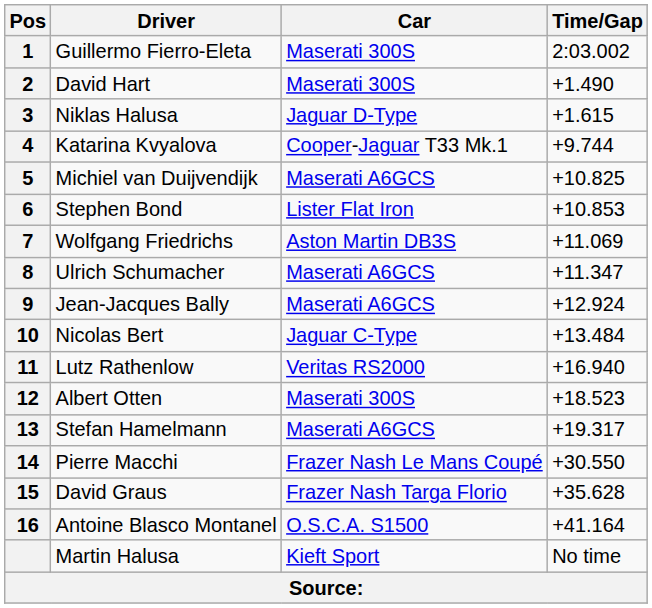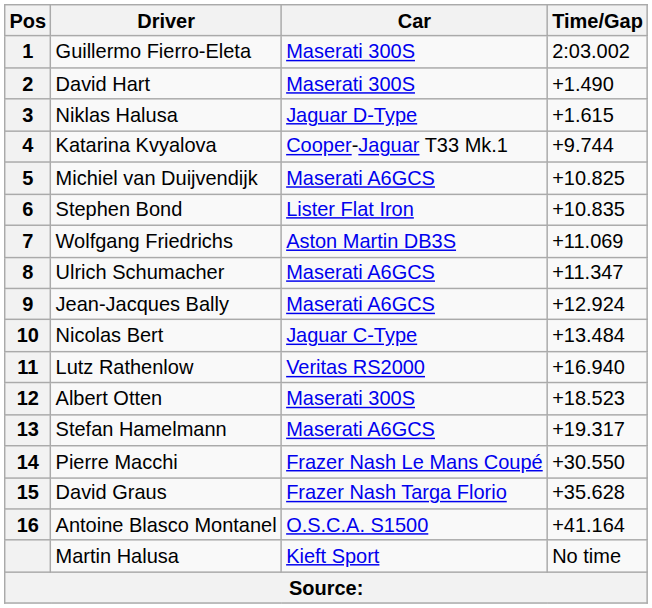(589, 209) +10.853 -> (589, 209) +10.835
